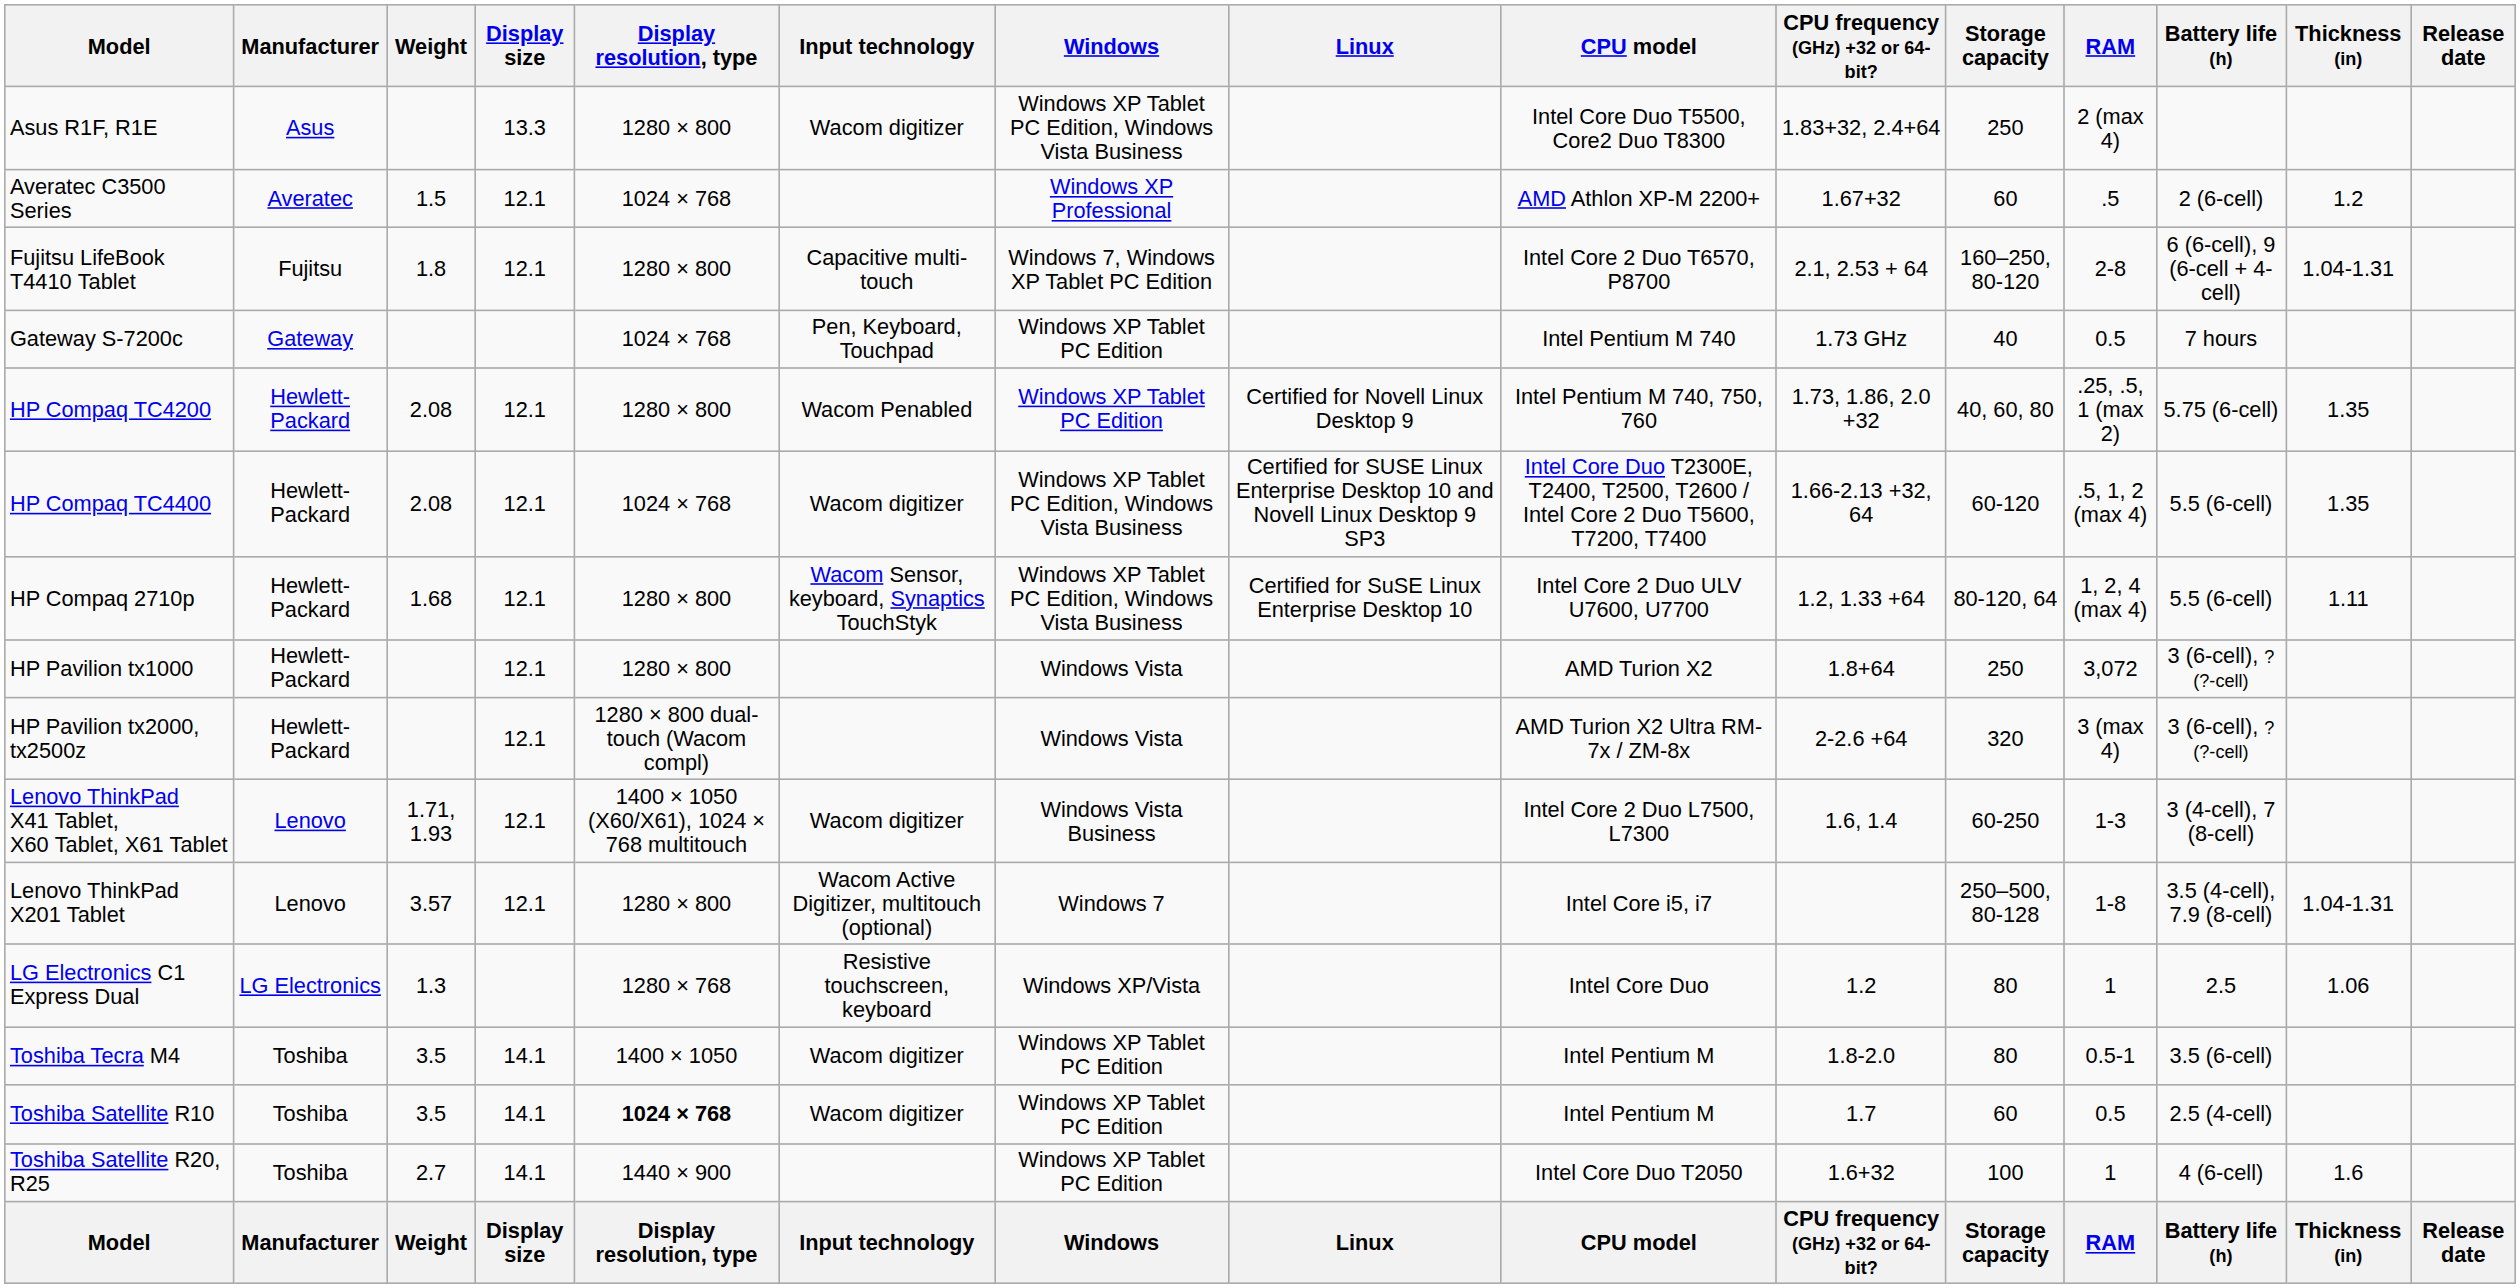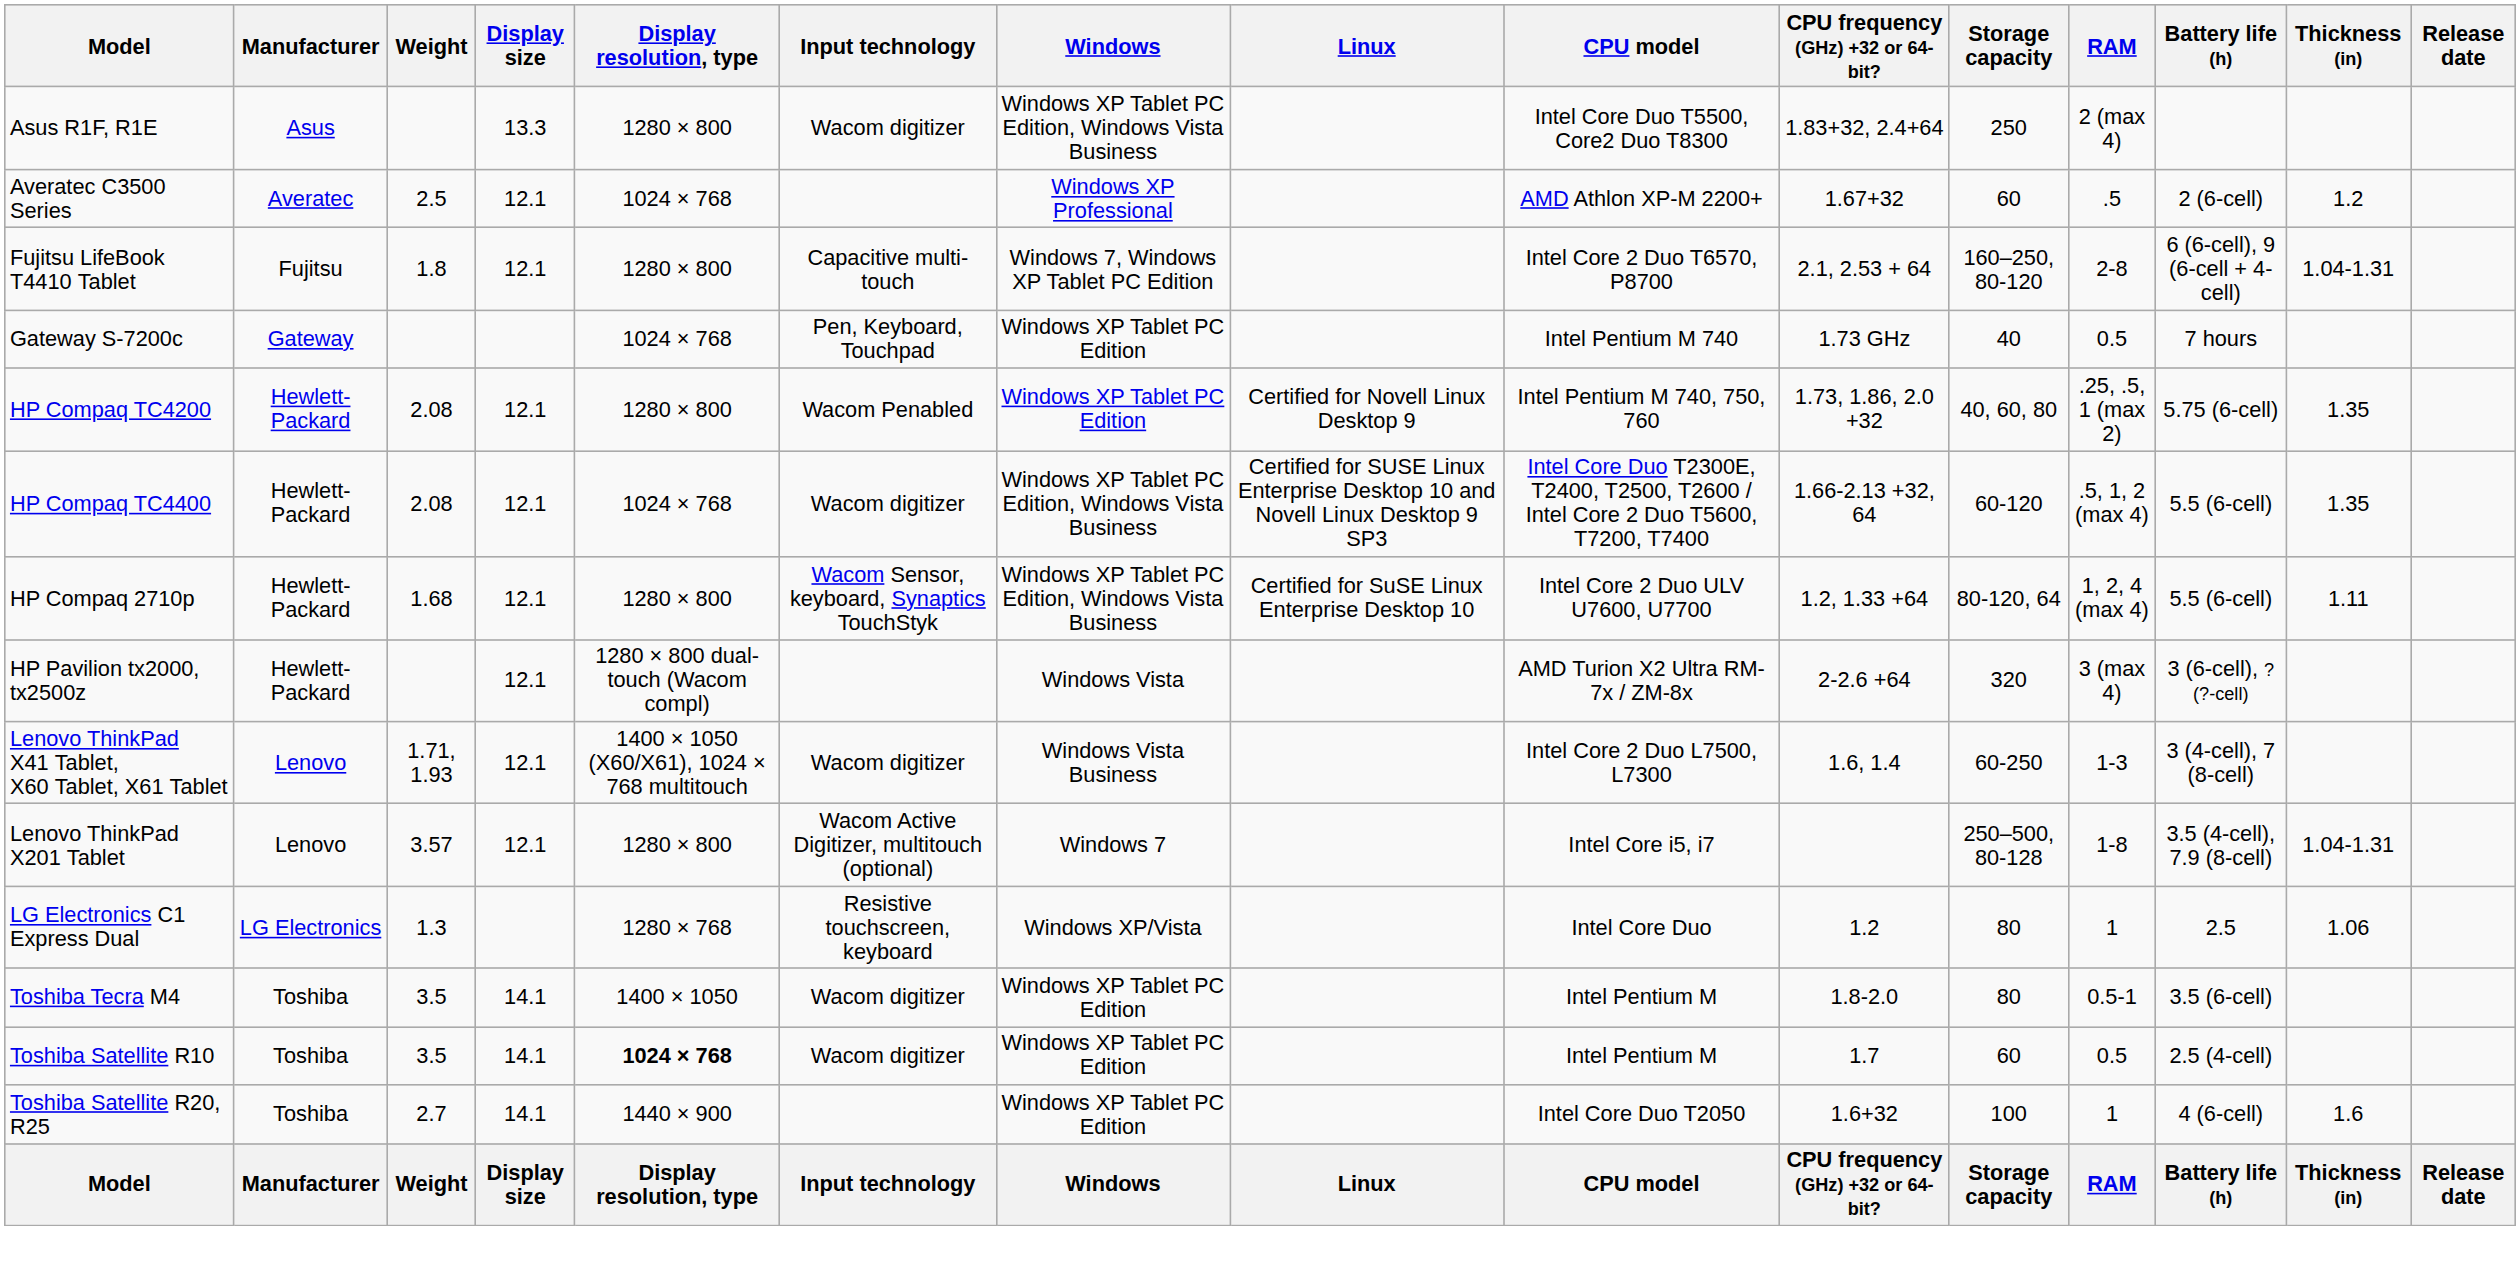(431, 198) 1.5 -> (431, 198) 2.5
- row: (102, 668)
